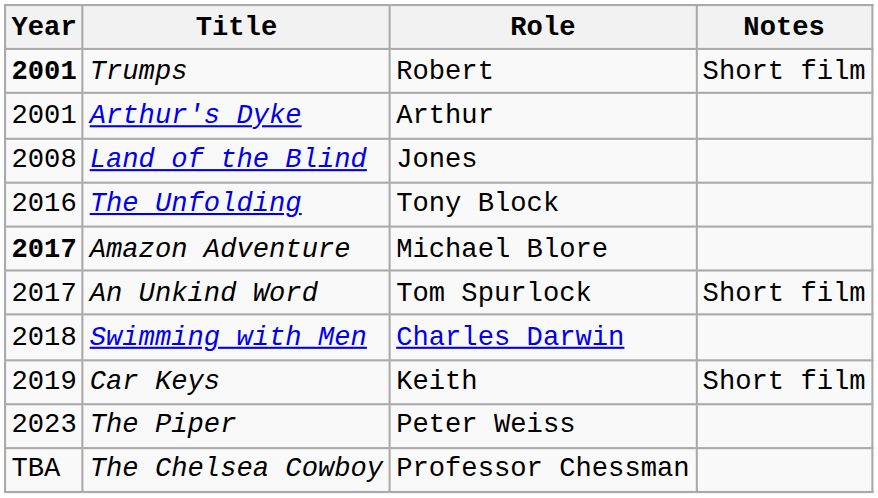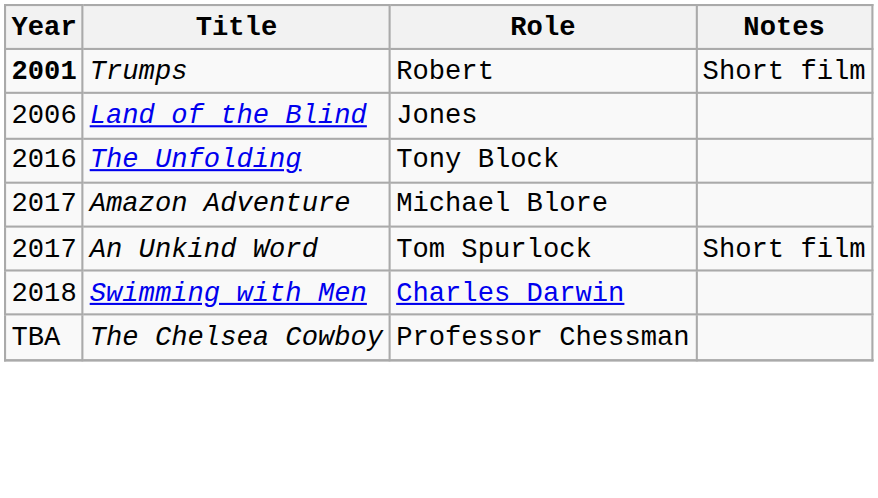- row: (196, 116)
(44, 160) 2008 -> (44, 116) 2006
(44, 249) bold -> (44, 204) normal
- row: (155, 381)
- row: (163, 426)
